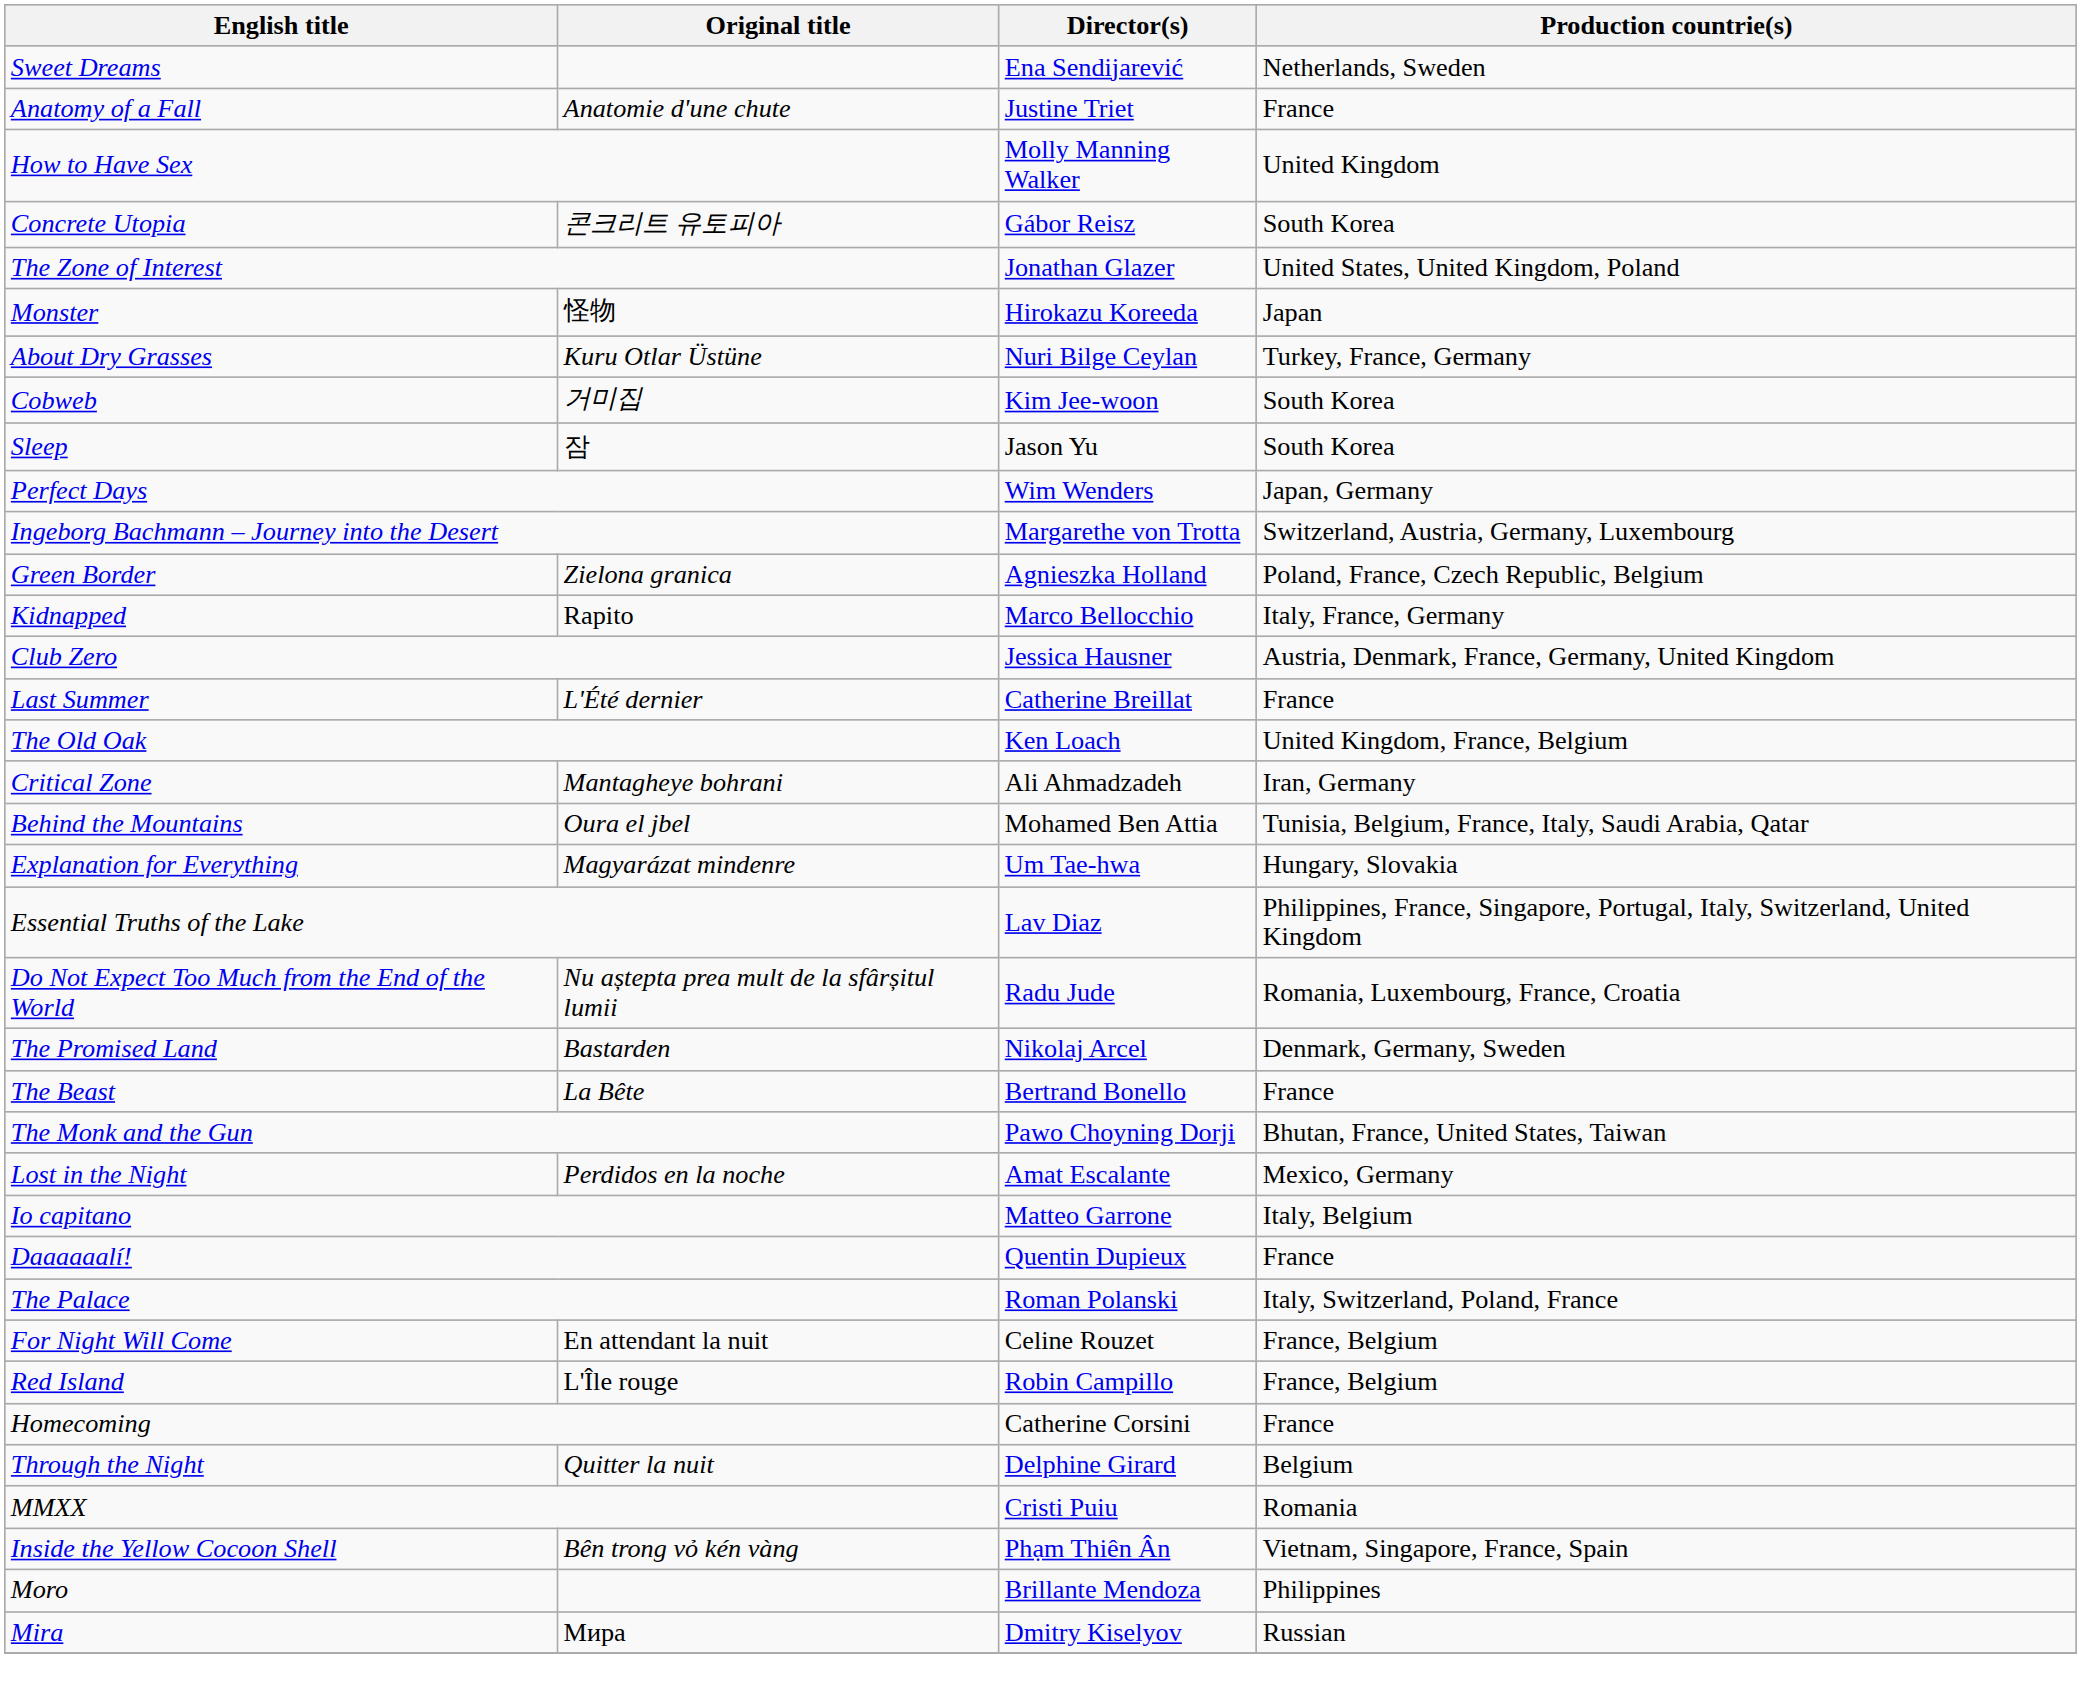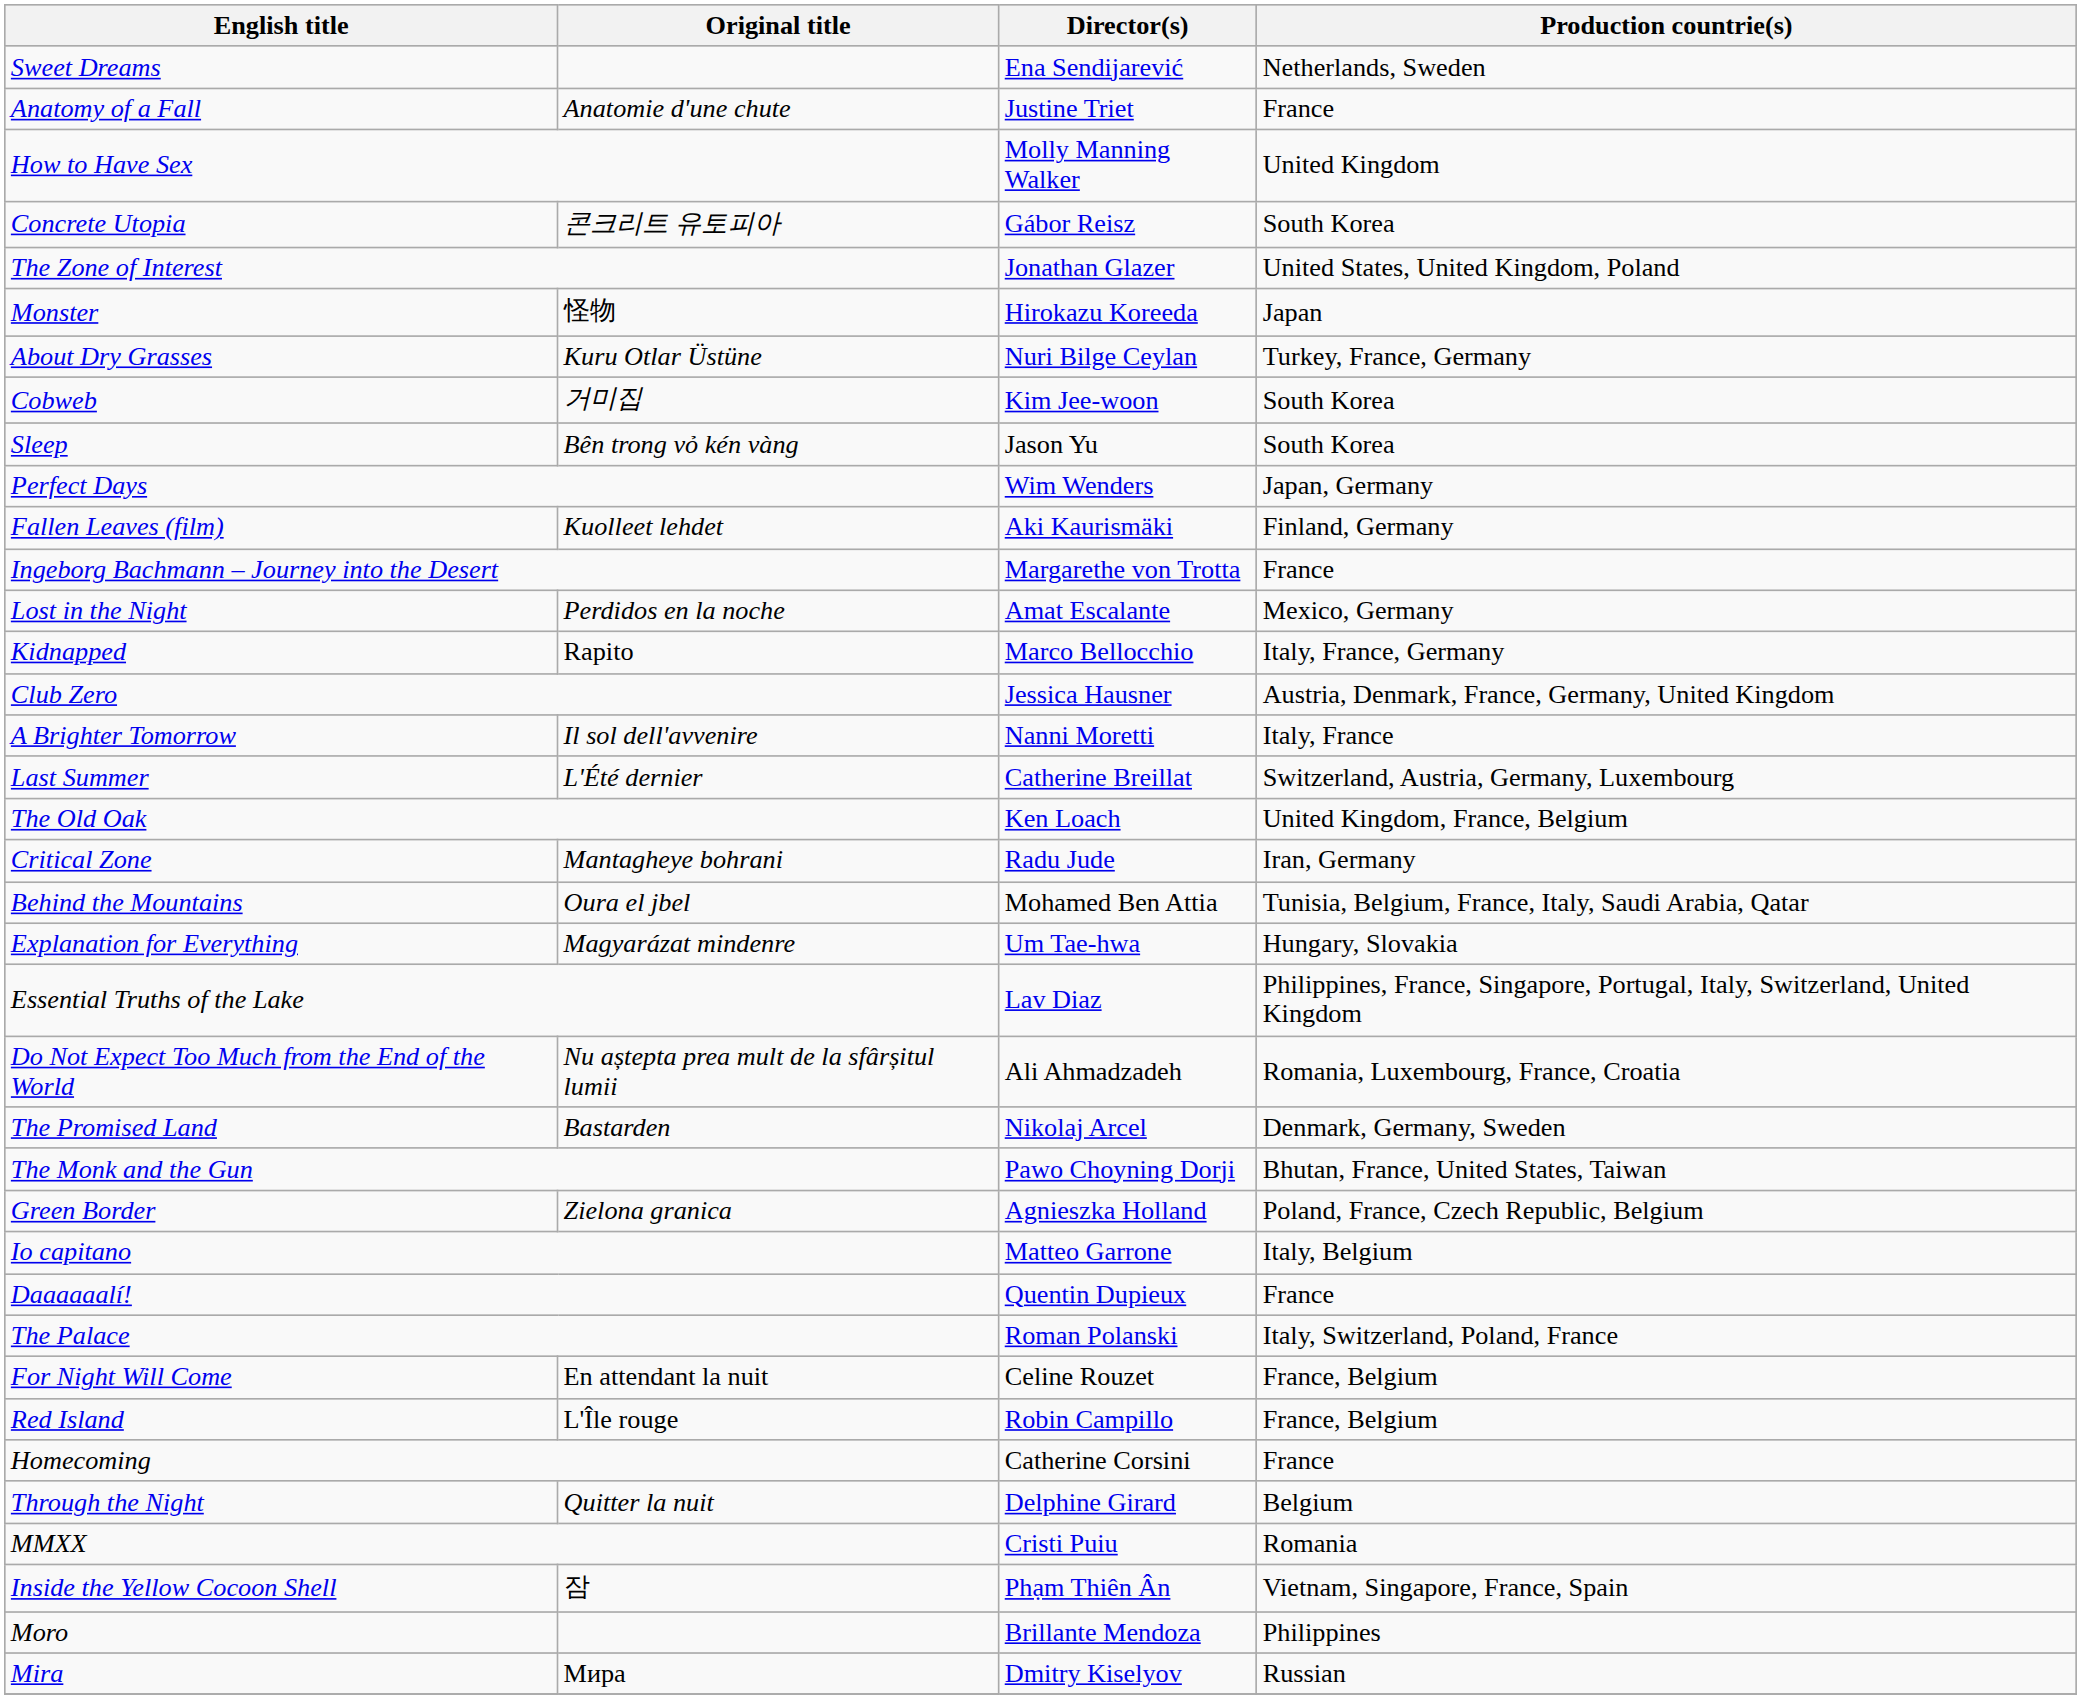(577, 445) 잠 -> (681, 444) Bên trong vỏ kén vàng
+ row: (117, 527)
(1498, 532) Switzerland, Austria, Germany, Luxembourg -> (1298, 568) France
rows swapped: (99, 1173) <-> (83, 573)
+ row: (123, 735)
(1298, 698) France -> (1498, 777) Switzerland, Austria, Germany, Luxembourg
(1093, 781) Ali Ahmadzadeh -> (1060, 860) Radu Jude
(1060, 992) Radu Jude -> (1093, 1071) Ali Ahmadzadeh
- row: (63, 1090)
(681, 1548) Bên trong vỏ kén vàng -> (577, 1586) 잠
